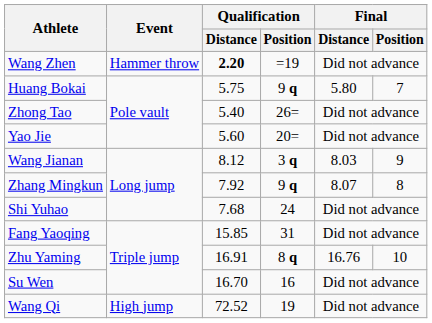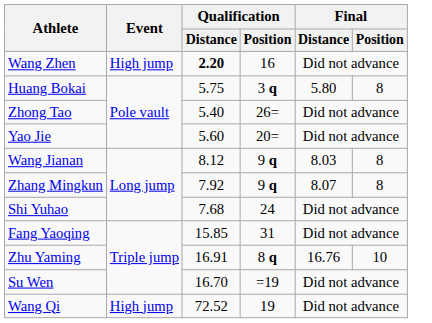(154, 64) Hammer throw -> (141, 64) High jump
(288, 64) =19 -> (267, 64) 16
(288, 88) 9 q -> (267, 88) 3 q
(400, 88) 7 -> (380, 88) 8
(288, 161) 3 q -> (267, 161) 9 q
(400, 161) 9 -> (380, 161) 8
(288, 282) 16 -> (267, 282) =19
